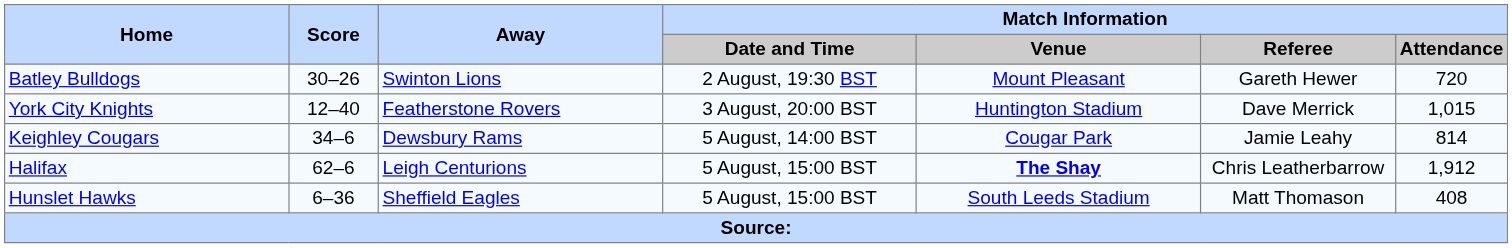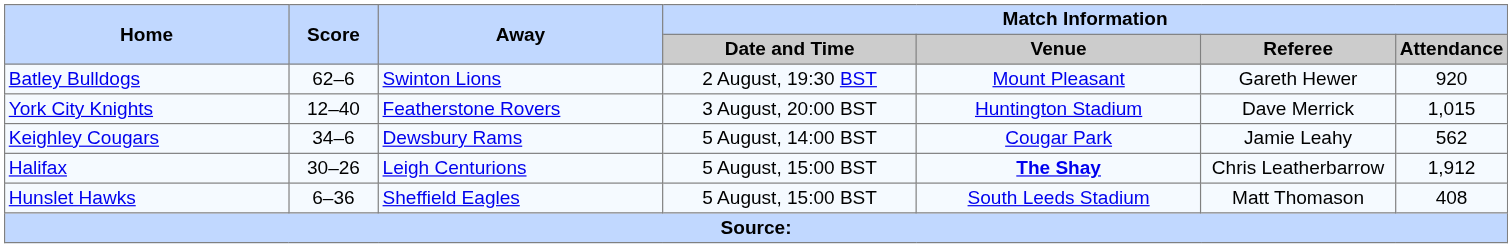(333, 78) 30–26 -> (333, 78) 62–6
(1452, 78) 720 -> (1452, 78) 920
(1452, 138) 814 -> (1452, 138) 562
(333, 168) 62–6 -> (333, 168) 30–26
